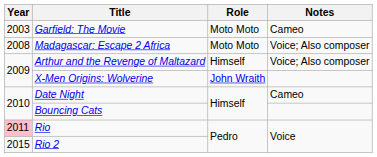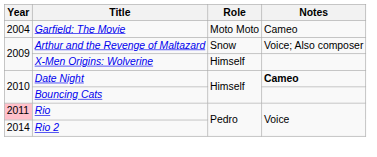(18, 29) 2003 -> (18, 29) 2004
- row: (102, 45)
(227, 62) Himself -> (223, 45) Snow
(238, 78) John Wraith -> (227, 62) Himself
(287, 95) normal -> (281, 78) bold
(18, 144) 2015 -> (18, 128) 2014
